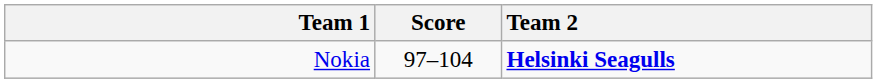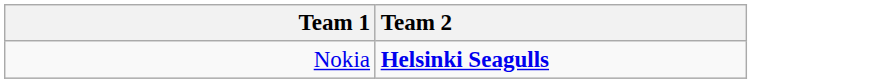- column: (438, 22)
